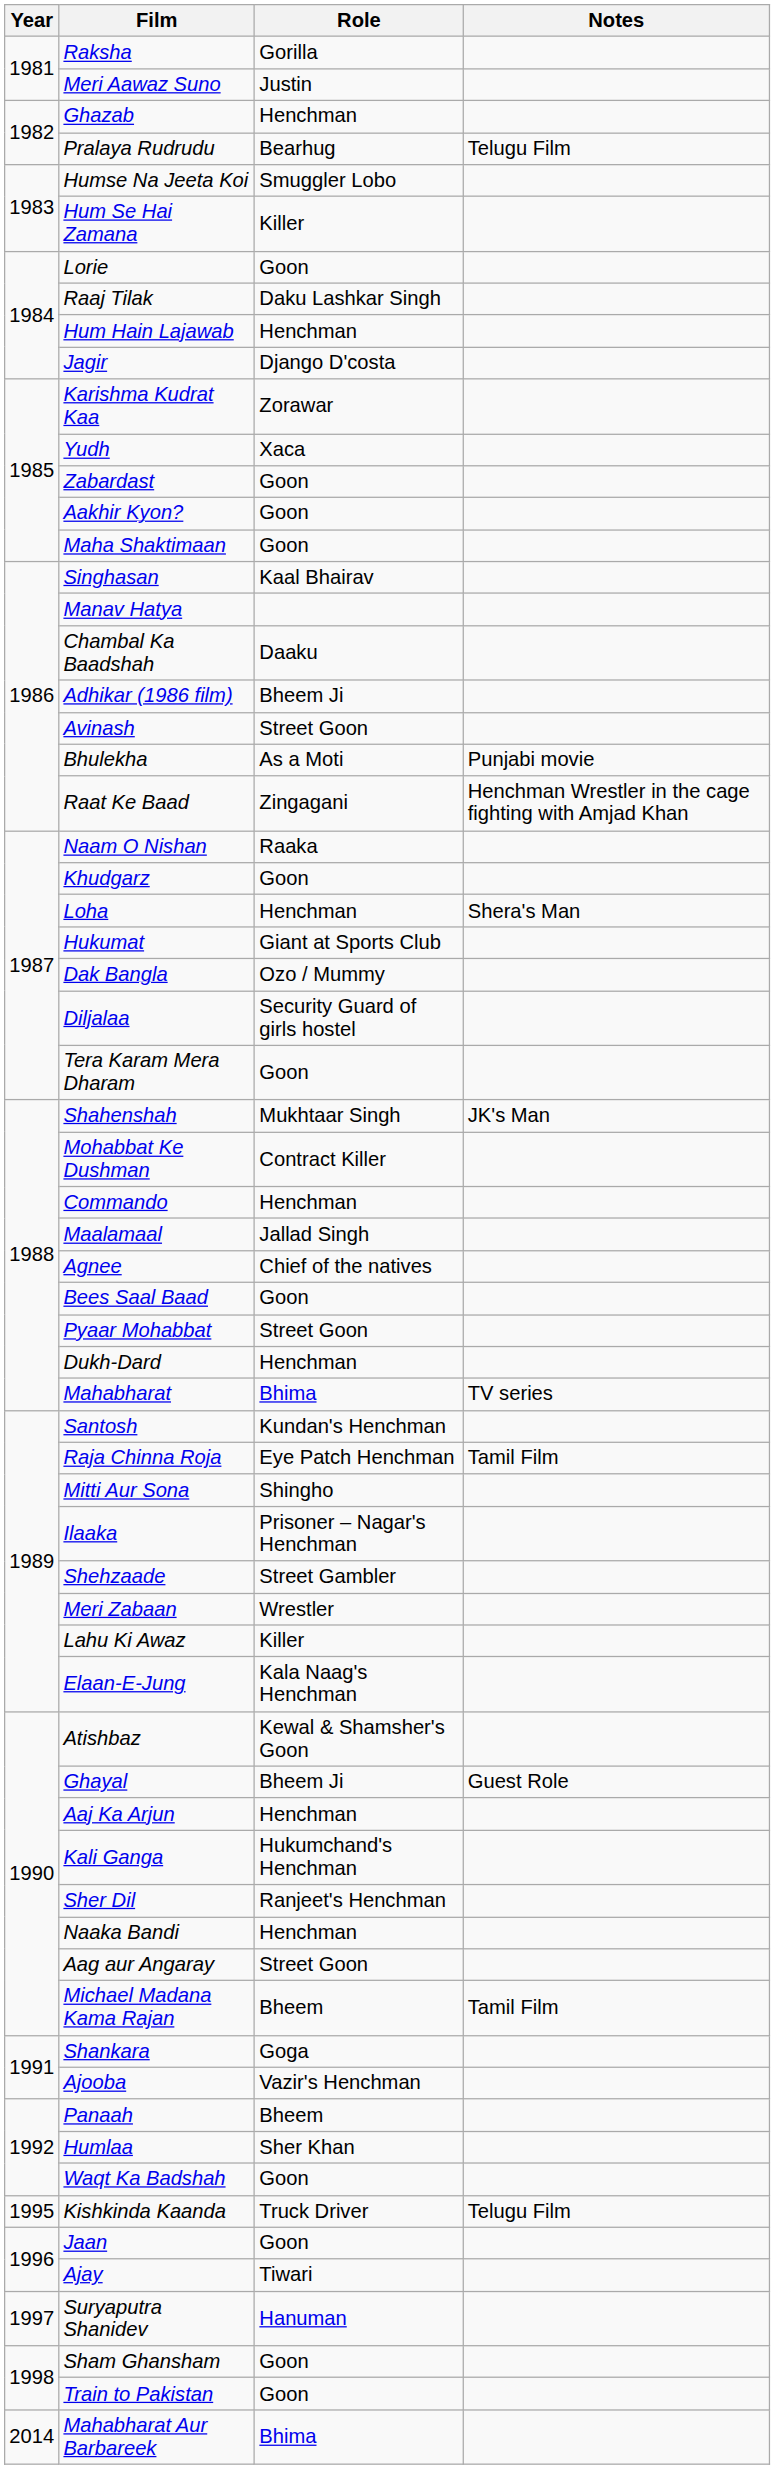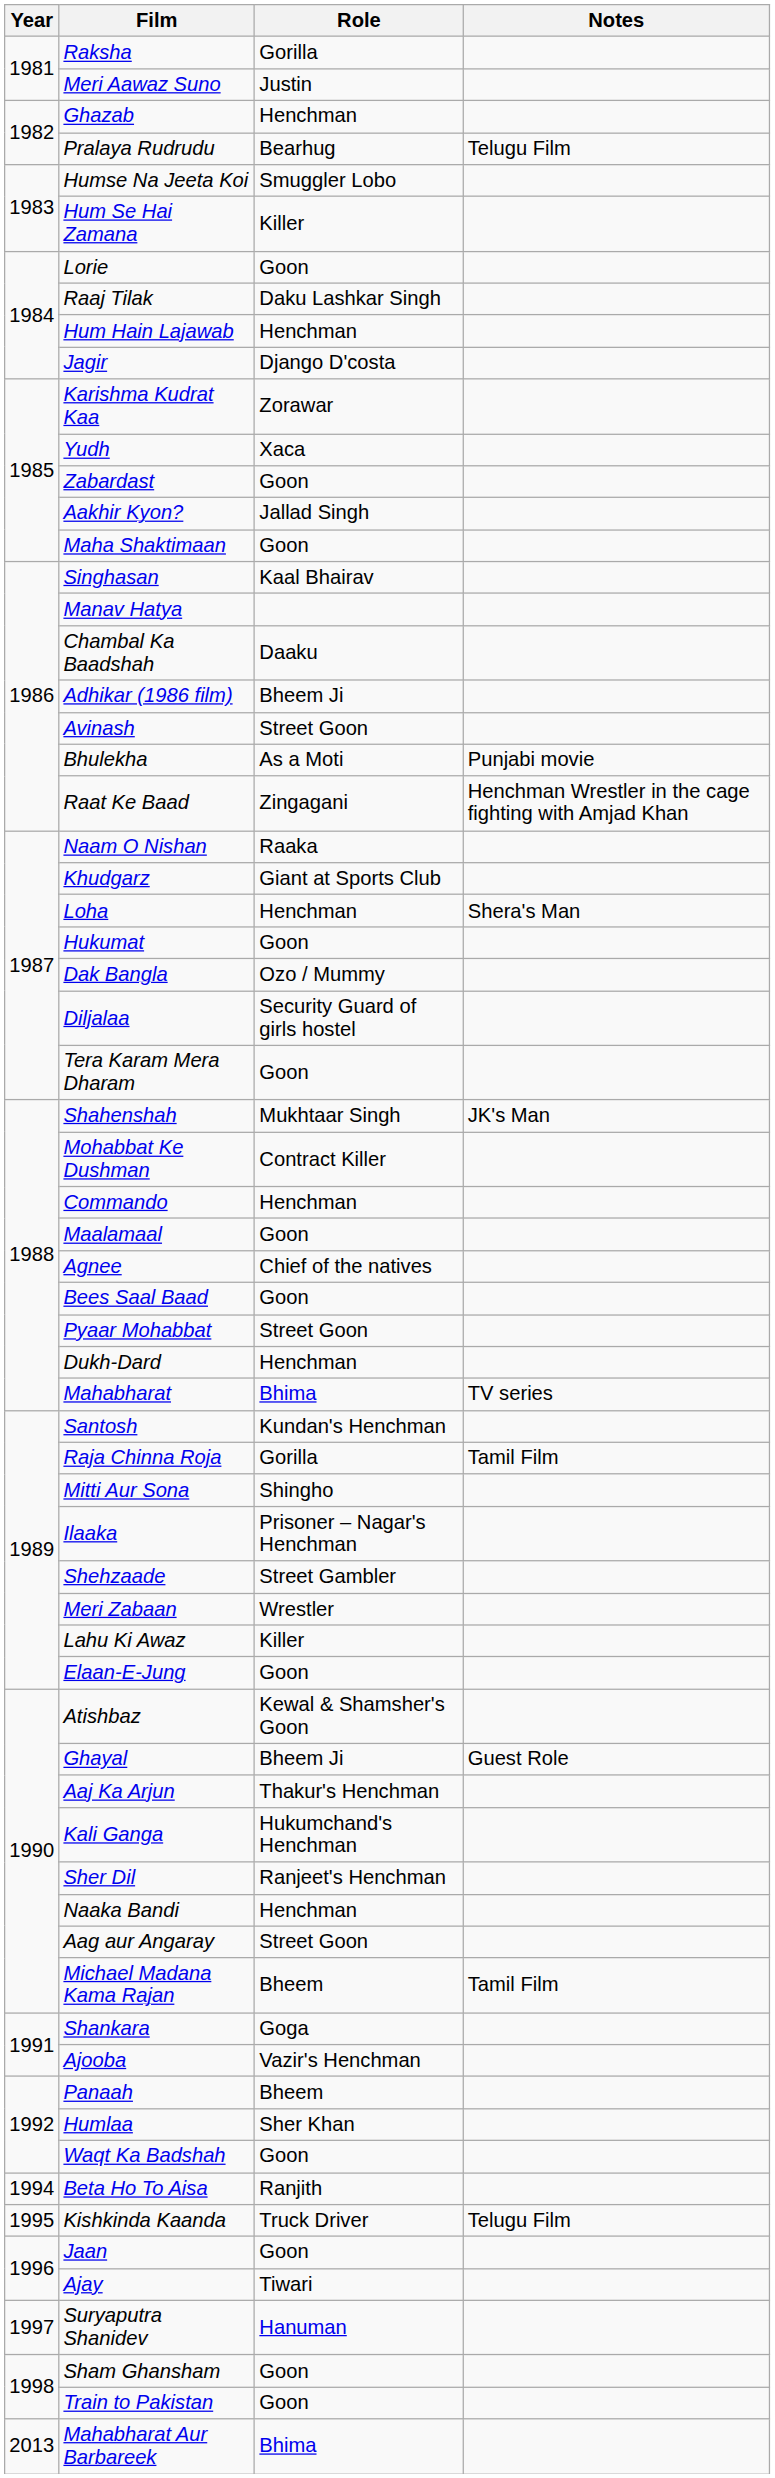(284, 513) Goon -> (314, 513) Jallad Singh
(284, 878) Goon -> (350, 878) Giant at Sports Club
(350, 942) Giant at Sports Club -> (284, 942) Goon
(314, 1234) Jallad Singh -> (284, 1234) Goon
(357, 1458) Eye Patch Henchman -> (288, 1458) Gorilla
(313, 1684) Kala Naag's Henchman -> (284, 1672) Goon
(308, 1813) Henchman -> (349, 1791) Thakur's Henchman
+ row: (136, 2188)
(32, 2436) 2014 -> (32, 2446) 2013
